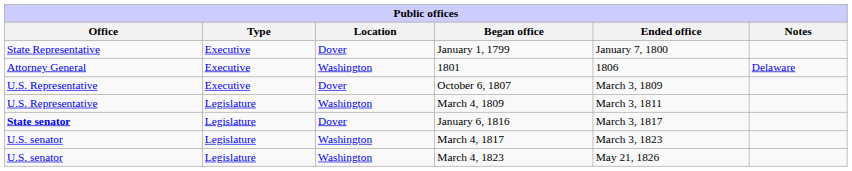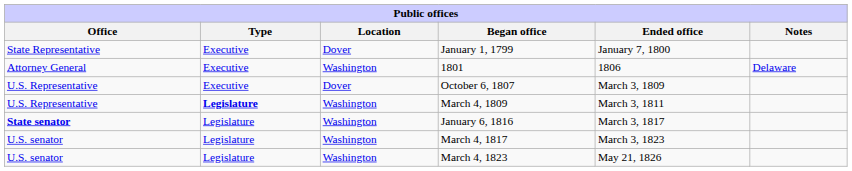(230, 103) normal -> (230, 103) bold
(332, 121) Dover -> (350, 121) Washington
